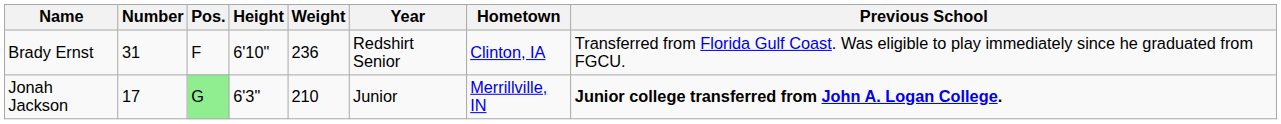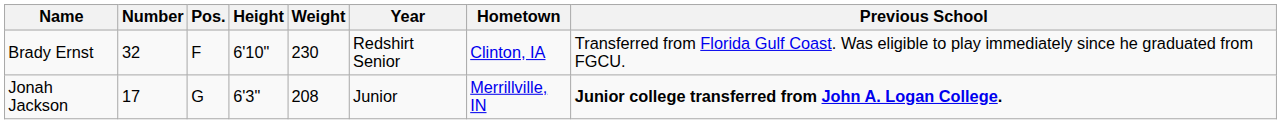(131, 52) 31 -> (131, 52) 32
(305, 52) 236 -> (305, 52) 230
(197, 96) lightgreen background -> (197, 96) no background
(305, 96) 210 -> (305, 96) 208
